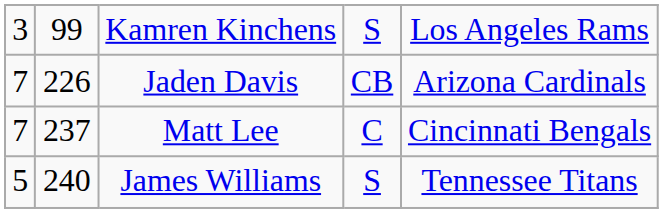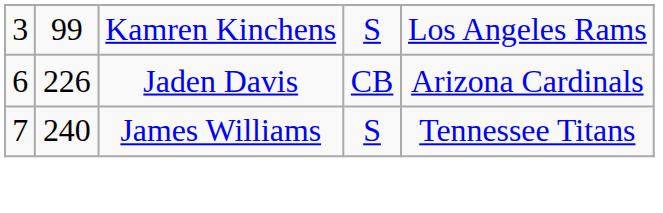(20, 80) 7 -> (20, 80) 6
- row: (221, 130)
(20, 181) 5 -> (20, 130) 7
